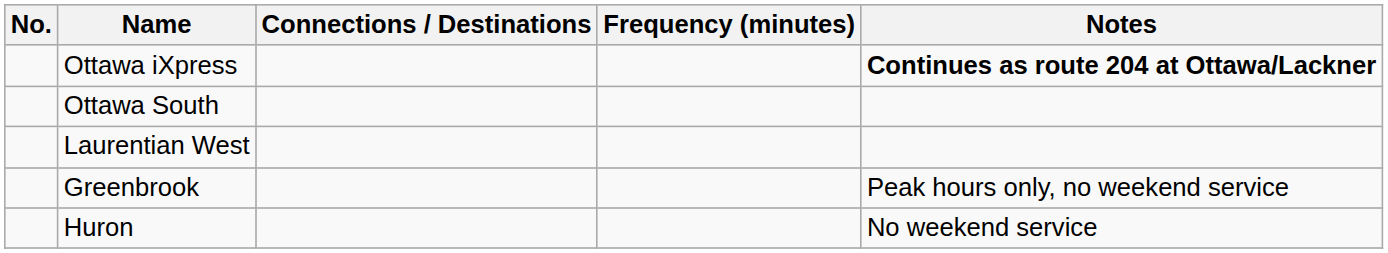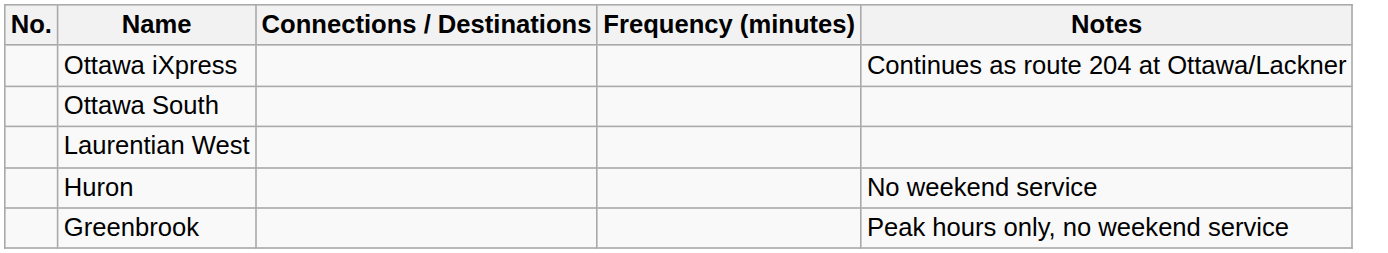(1122, 65) bold -> (1107, 65) normal
rows swapped: (99, 227) <-> (131, 187)
